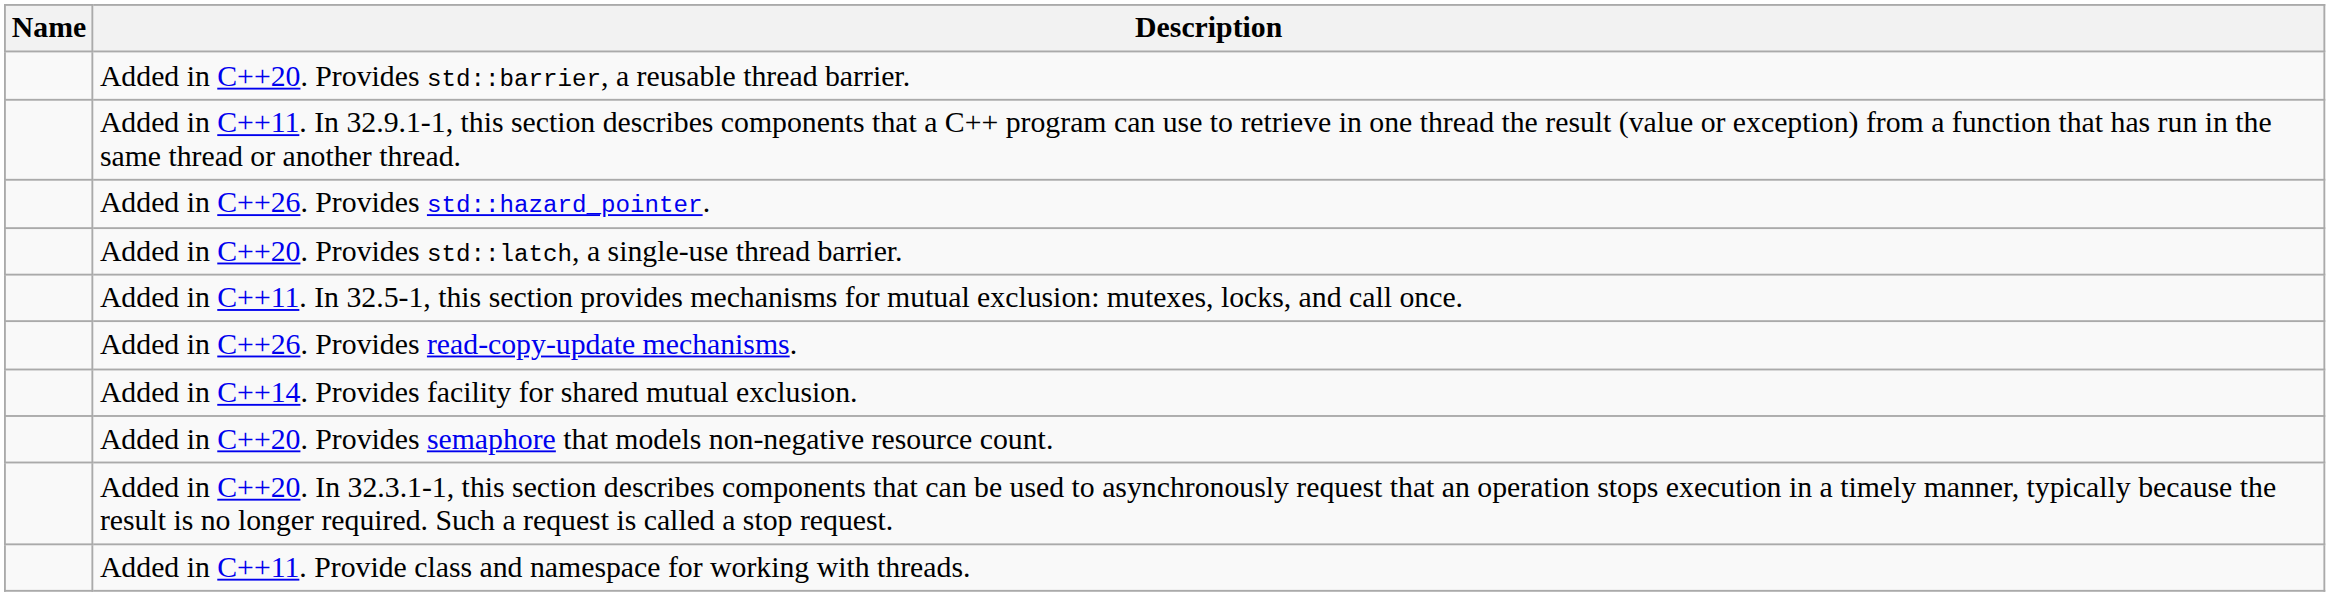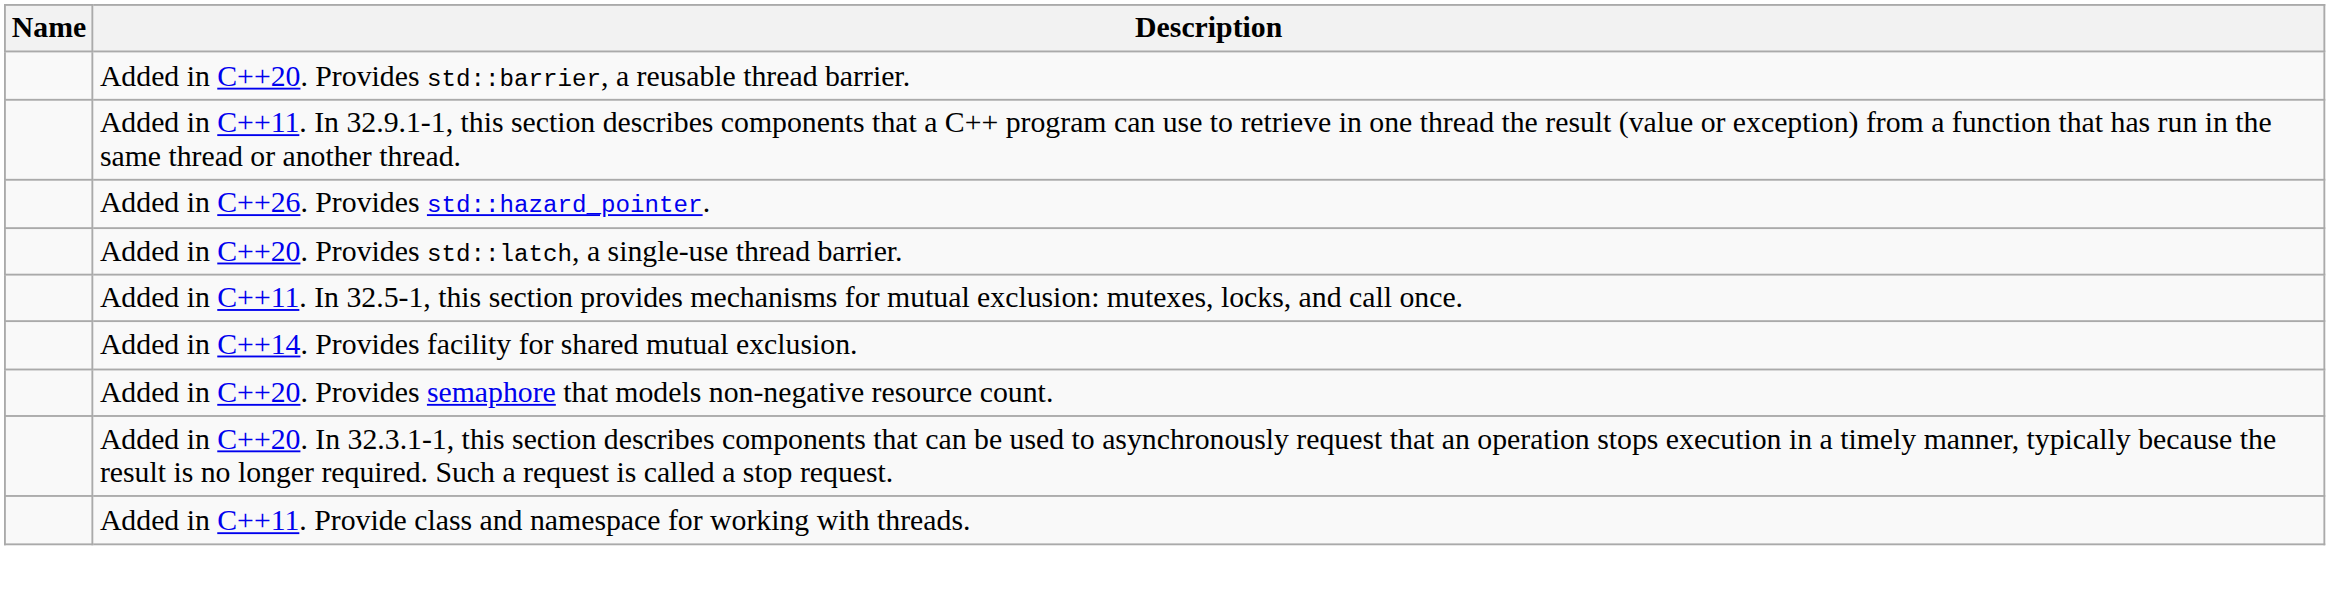- row: (448, 344)
